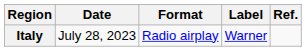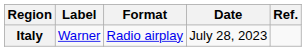columns swapped: (97, 14) <-> (246, 14)
